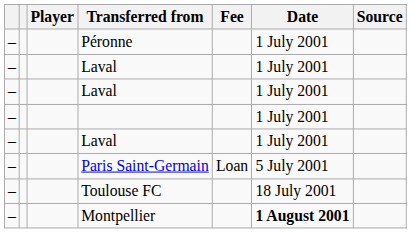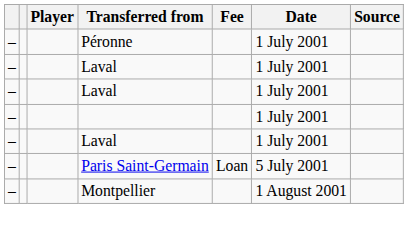- row: (12, 191)
(302, 215) bold -> (301, 191) normal
